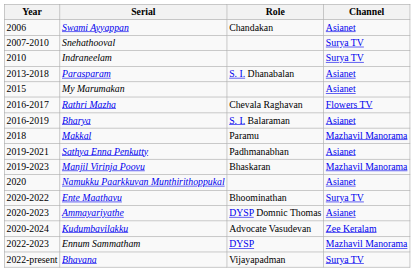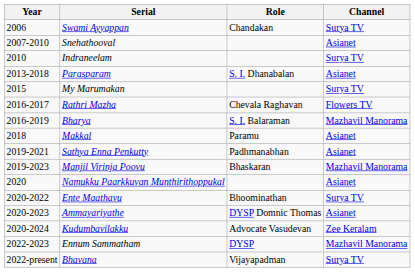(341, 27) Asianet -> (345, 27) Surya TV
(345, 43) Surya TV -> (341, 43) Asianet
(341, 89) Asianet -> (345, 89) Surya TV
(341, 120) Asianet -> (367, 120) Mazhavil Manorama
(367, 136) Mazhavil Manorama -> (341, 136) Asianet
